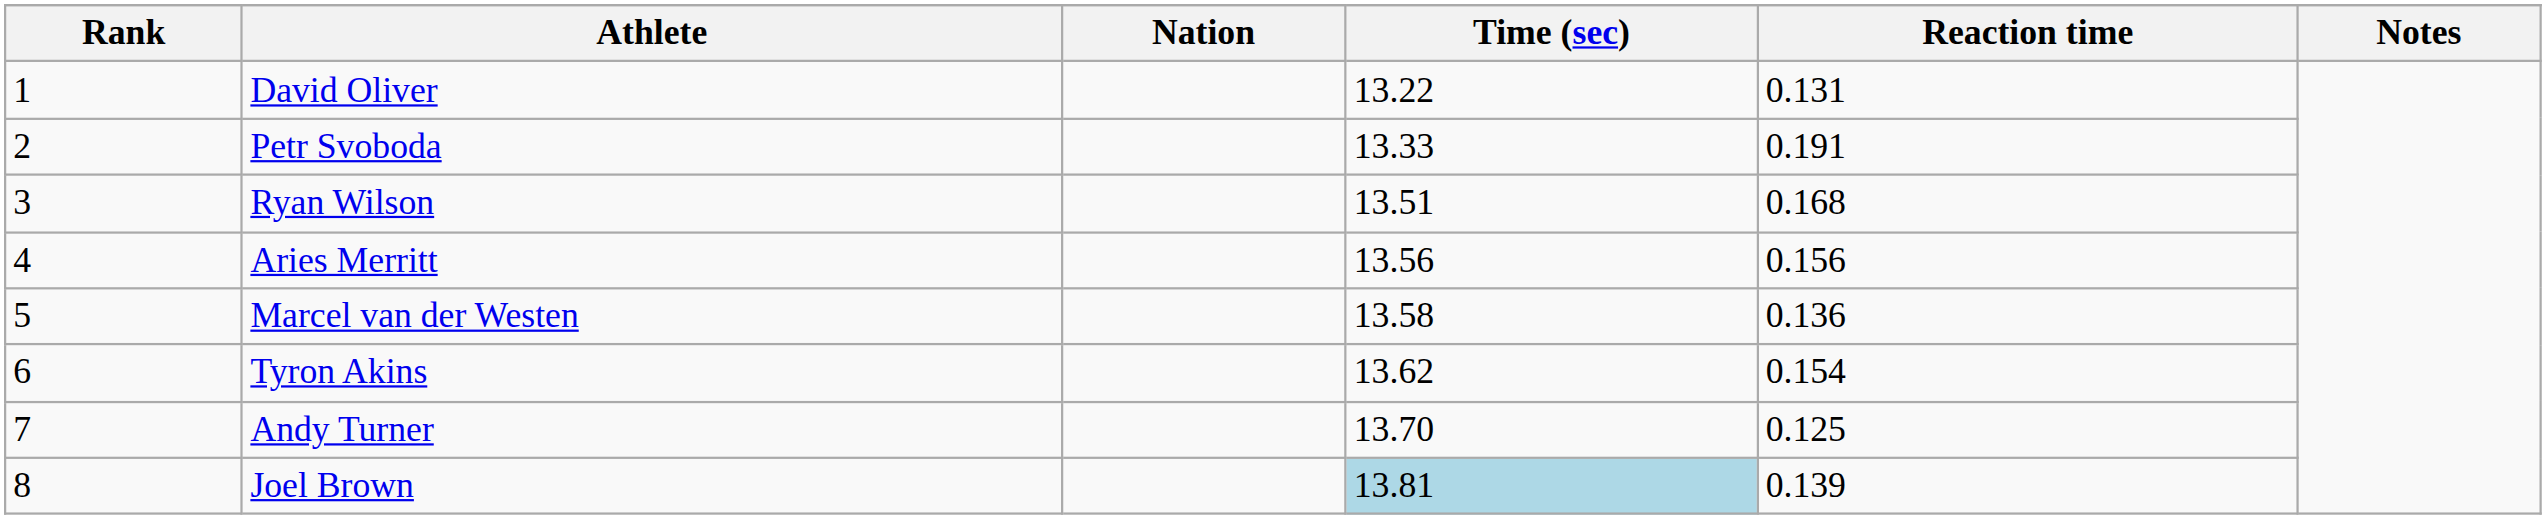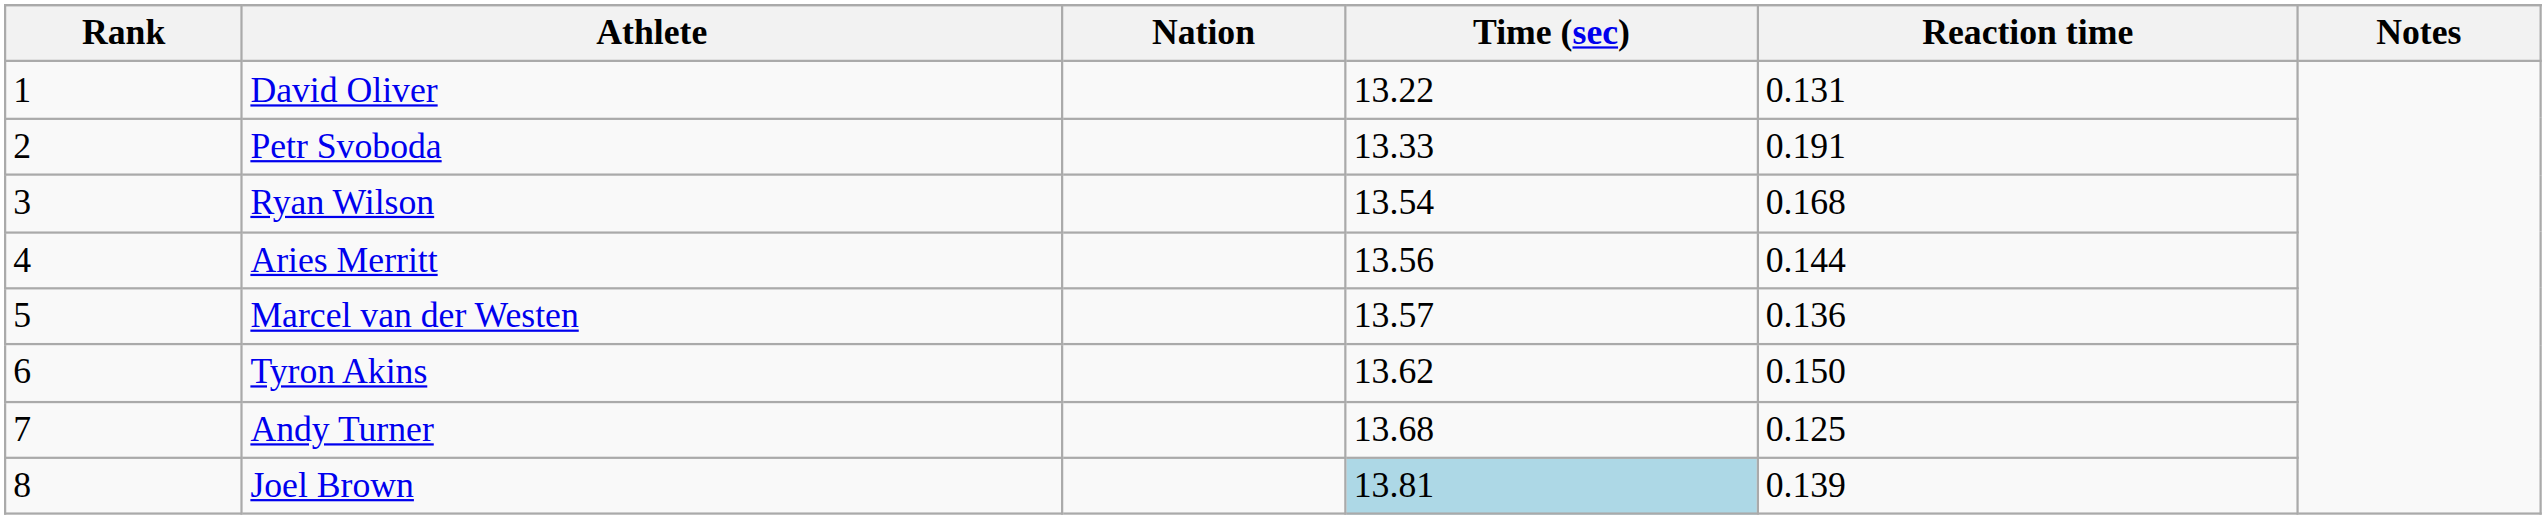(1394, 202) 13.51 -> (1394, 202) 13.54
(1806, 259) 0.156 -> (1806, 259) 0.144
(1394, 315) 13.58 -> (1394, 315) 13.57
(1806, 372) 0.154 -> (1806, 372) 0.150
(1394, 428) 13.70 -> (1394, 428) 13.68
